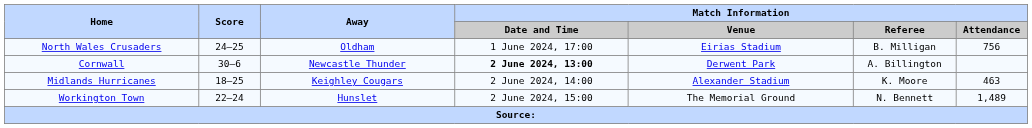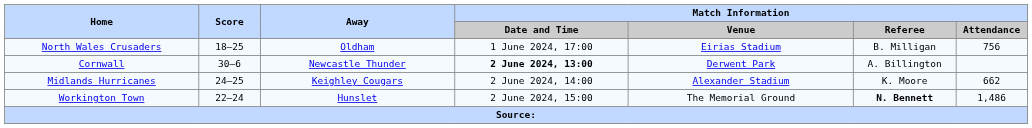(229, 47) 24–25 -> (229, 47) 18–25
(229, 81) 18–25 -> (229, 81) 24–25
(992, 81) 463 -> (992, 81) 662
(905, 98) normal -> (905, 98) bold
(992, 98) 1,489 -> (992, 98) 1,486
